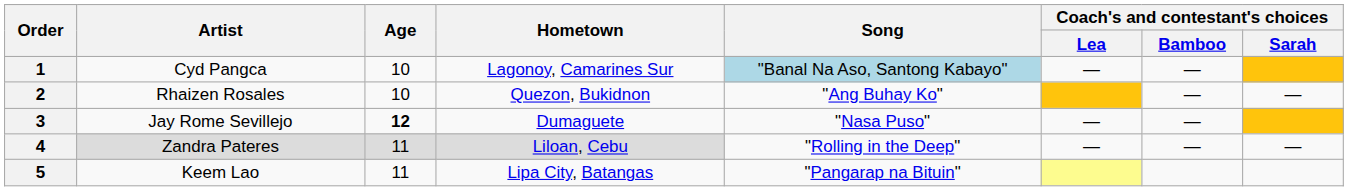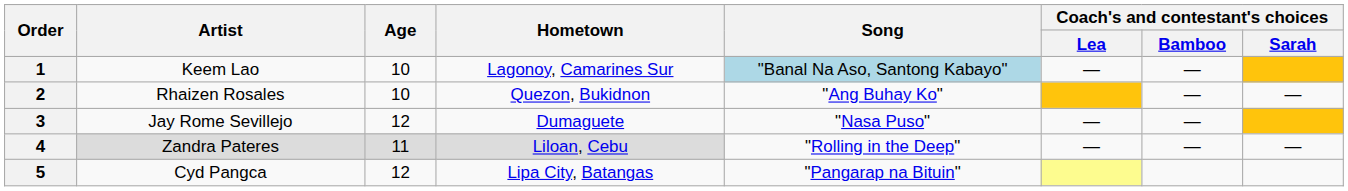(220, 69) Cyd Pangca -> (220, 69) Keem Lao
(400, 121) bold -> (400, 121) normal
(220, 172) Keem Lao -> (220, 172) Cyd Pangca
(400, 172) 11 -> (400, 172) 12
